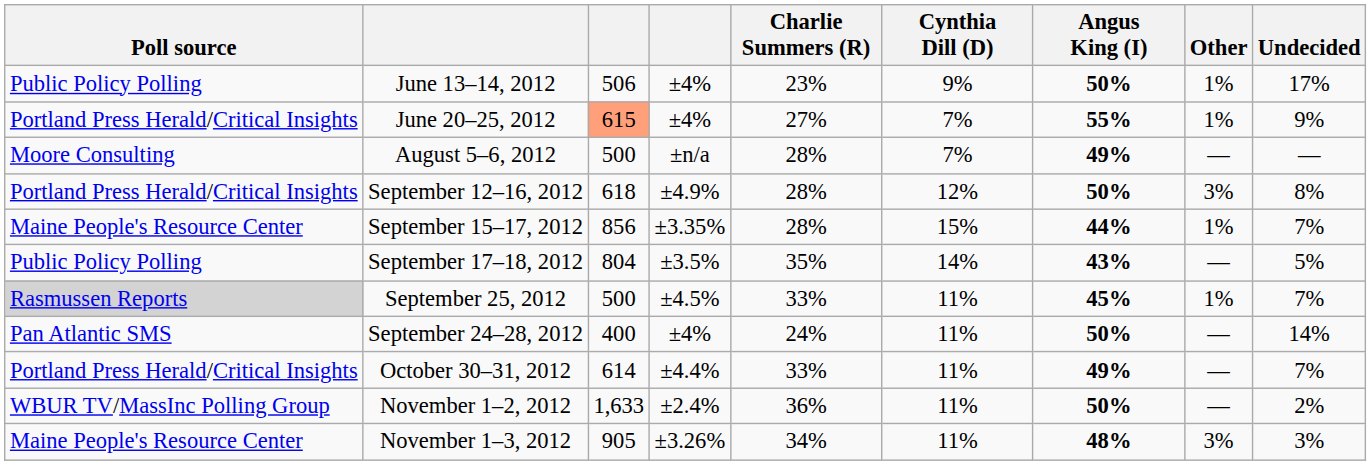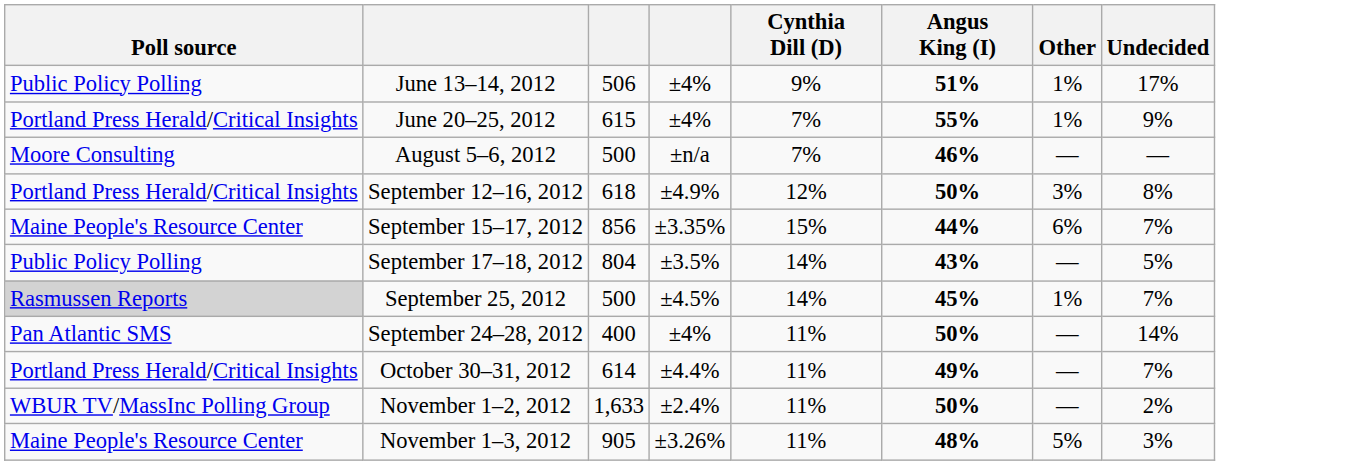- column: (806, 35)
(1109, 83) 50% -> (957, 83) 51%
(619, 119) lightsalmon background -> (619, 119) no background
(1109, 155) 49% -> (957, 155) 46%
(1219, 226) 1% -> (1067, 226) 6%
(957, 298) 11% -> (806, 298) 14%
(1219, 441) 3% -> (1067, 441) 5%
